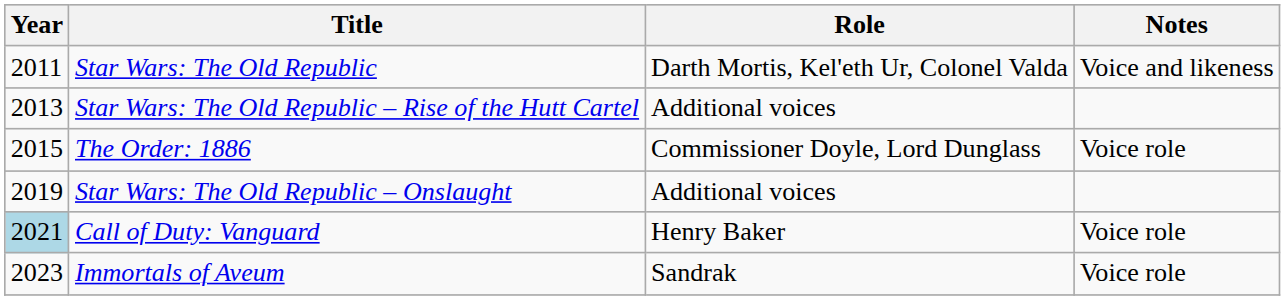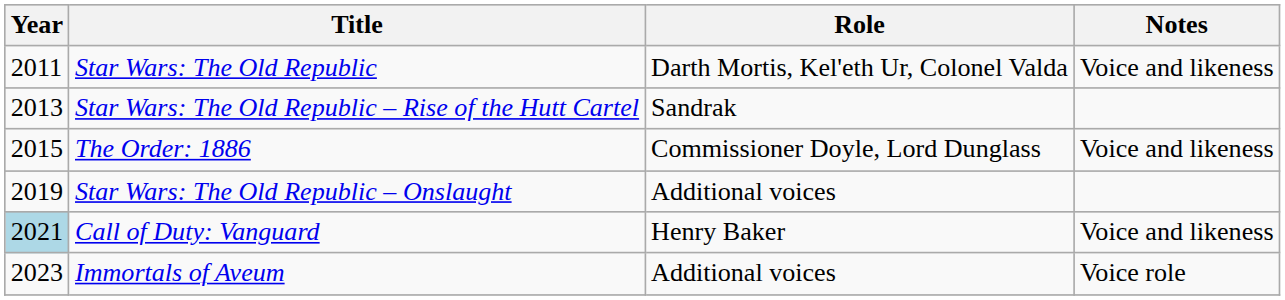(743, 107) Additional voices -> (694, 107) Sandrak
(1133, 149) Voice role -> (1177, 149) Voice and likeness
(1133, 231) Voice role -> (1177, 231) Voice and likeness
(694, 273) Sandrak -> (743, 273) Additional voices
